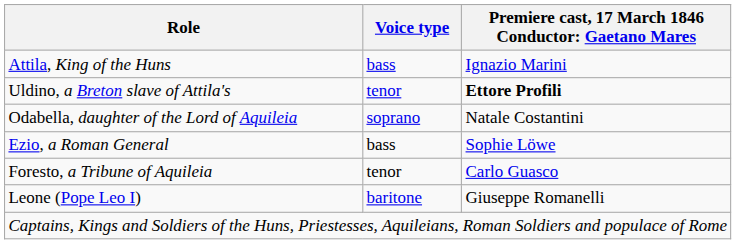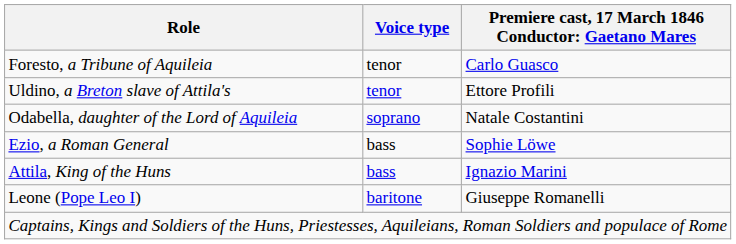rows swapped: (90, 63) <-> (110, 171)
(514, 90) bold -> (510, 90) normal
